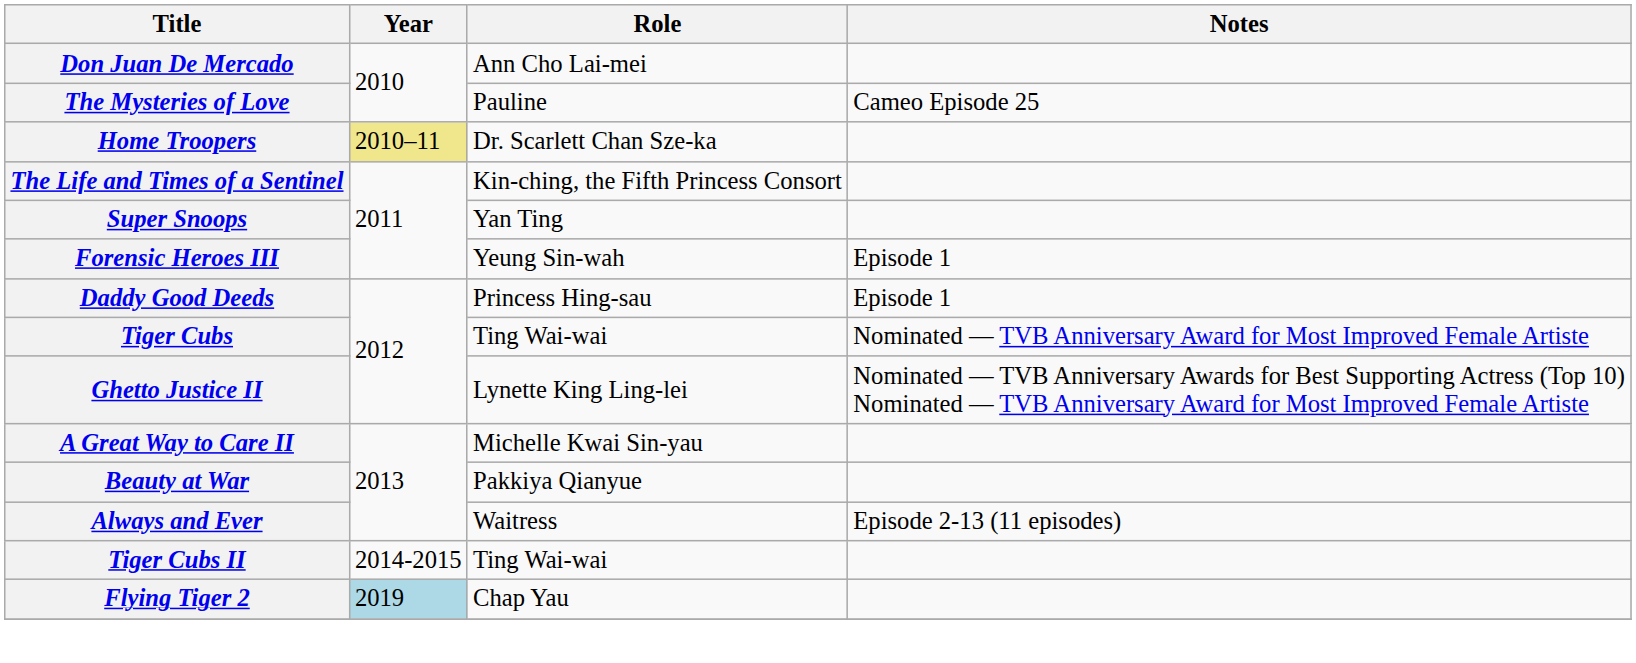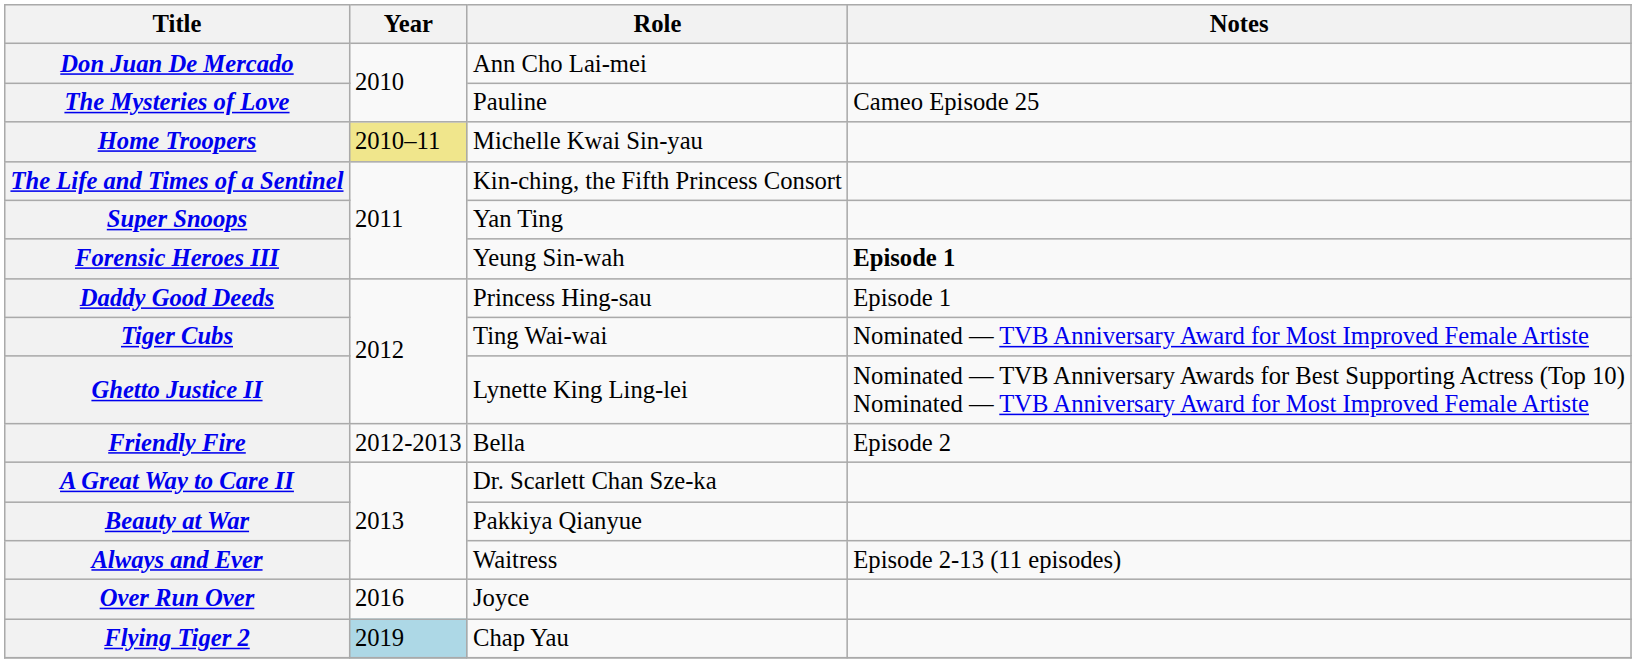(595, 141) Dr. Scarlett Chan Sze-ka -> (588, 141) Michelle Kwai Sin-yau
(902, 258) normal -> (904, 258) bold
+ row: (177, 442)
(588, 442) Michelle Kwai Sin-yau -> (595, 481) Dr. Scarlett Chan Sze-ka
- row: (177, 559)
+ row: (177, 598)
